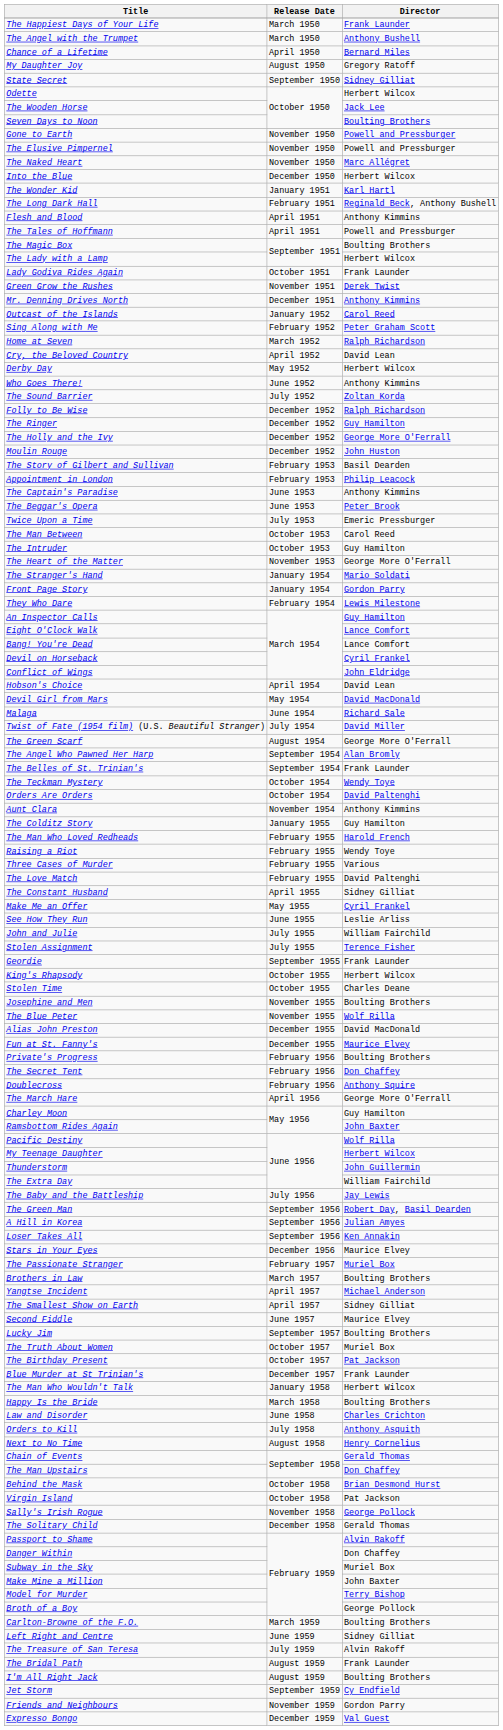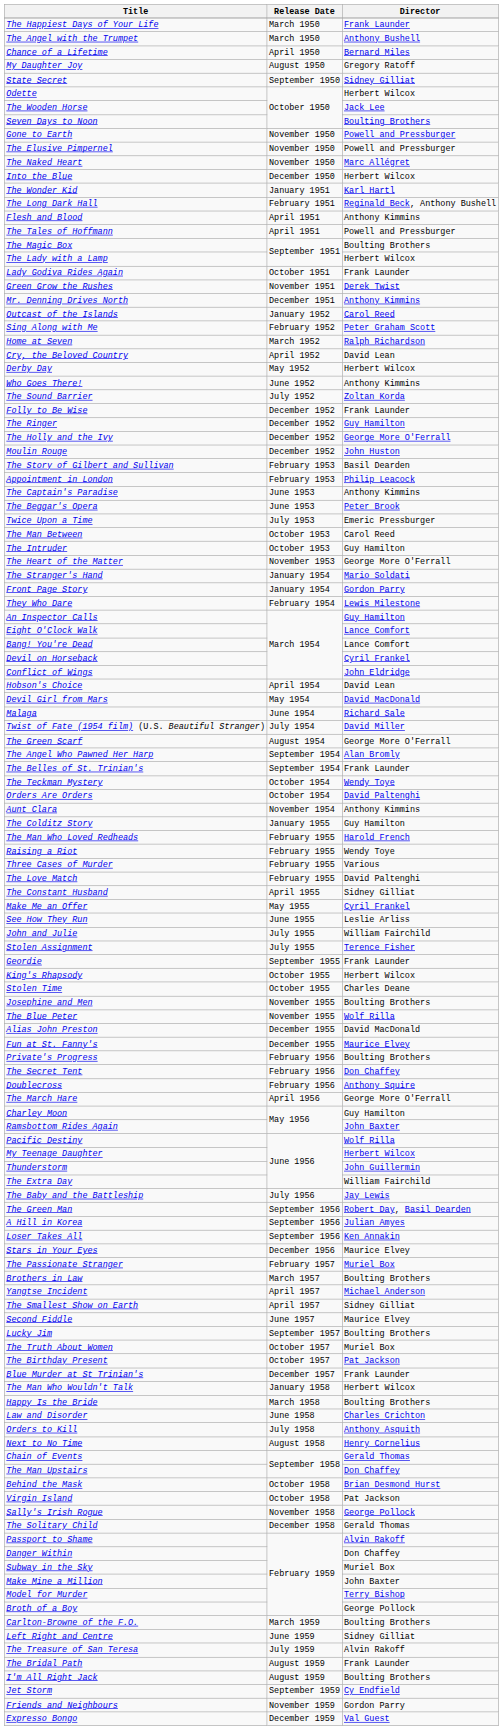(385, 411) Ralph Richardson -> (377, 411) Frank Launder
